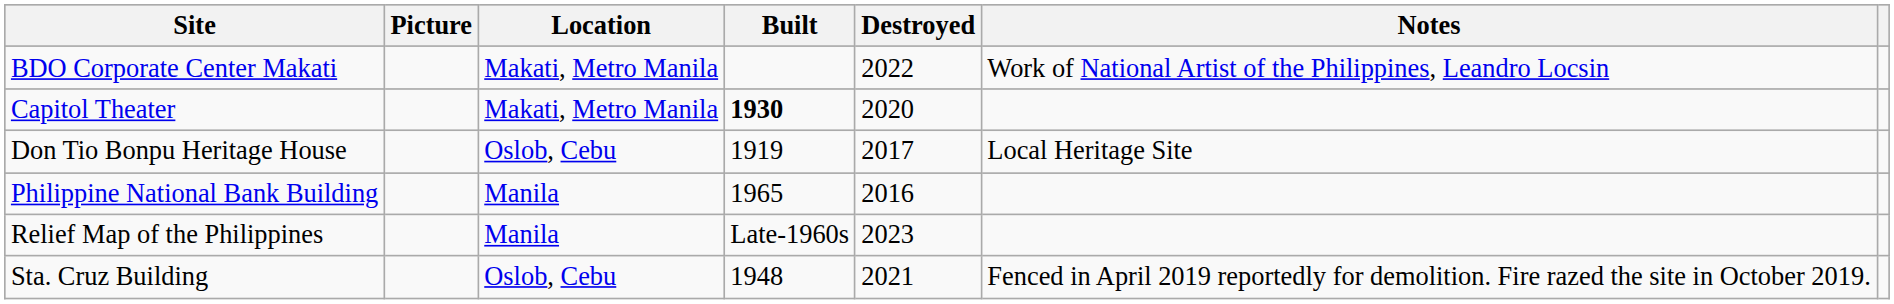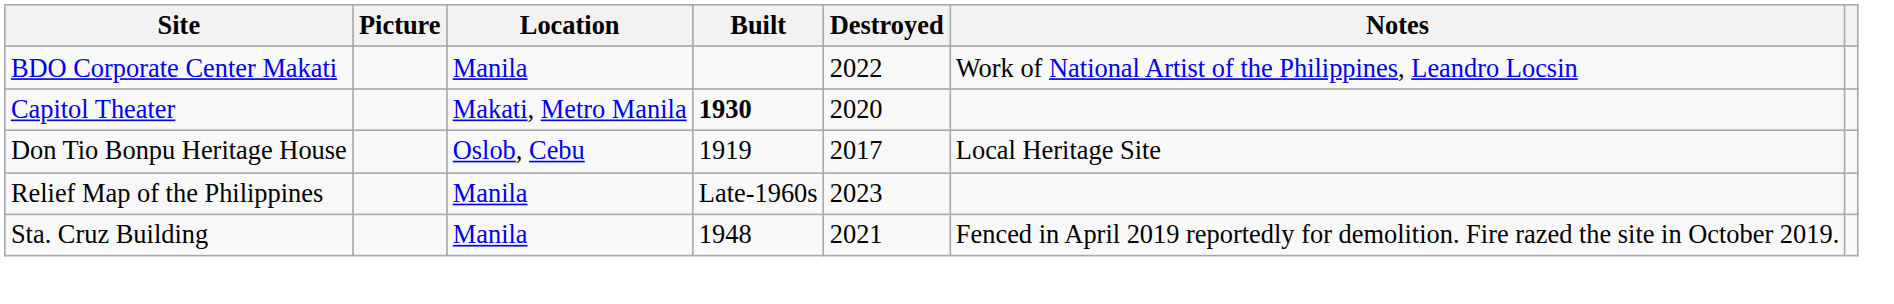(601, 67) Makati, Metro Manila -> (490, 67) Manila
- row: (195, 192)
(550, 276) Oslob, Cebu -> (490, 234) Manila
